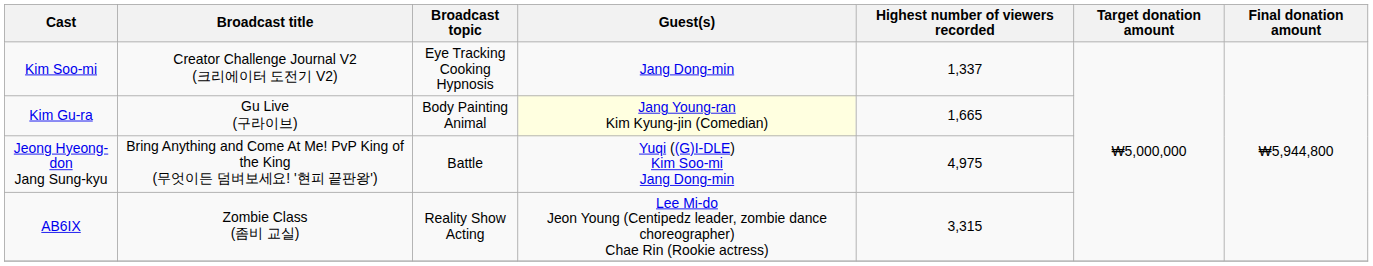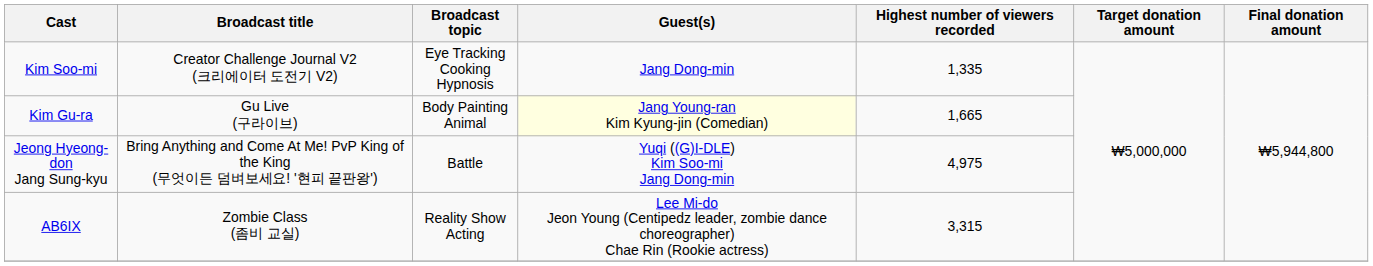(965, 68) 1,337 -> (965, 68) 1,335
